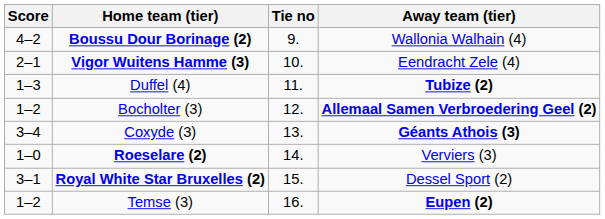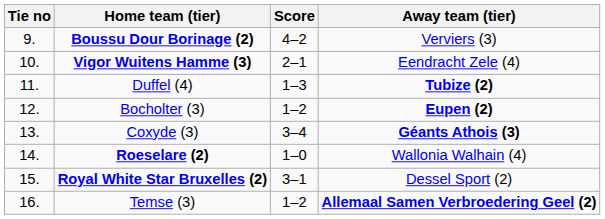columns swapped: (293, 16) <-> (28, 16)
(459, 39) Wallonia Walhain (4) -> (459, 39) Verviers (3)
(459, 109) Allemaal Samen Verbroedering Geel (2) -> (459, 109) Eupen (2)
(459, 156) Verviers (3) -> (459, 156) Wallonia Walhain (4)
(459, 202) Eupen (2) -> (459, 202) Allemaal Samen Verbroedering Geel (2)
